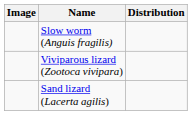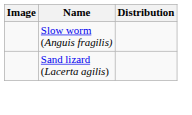- row: (82, 65)
